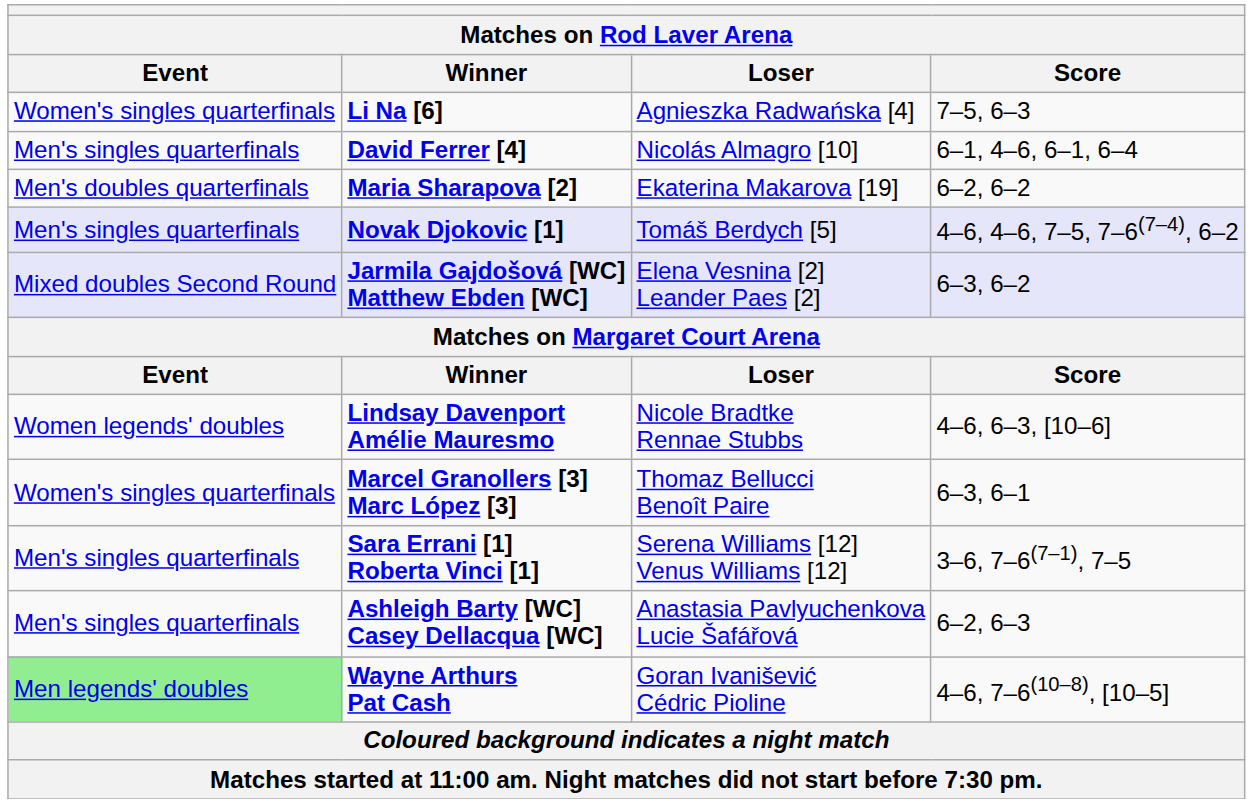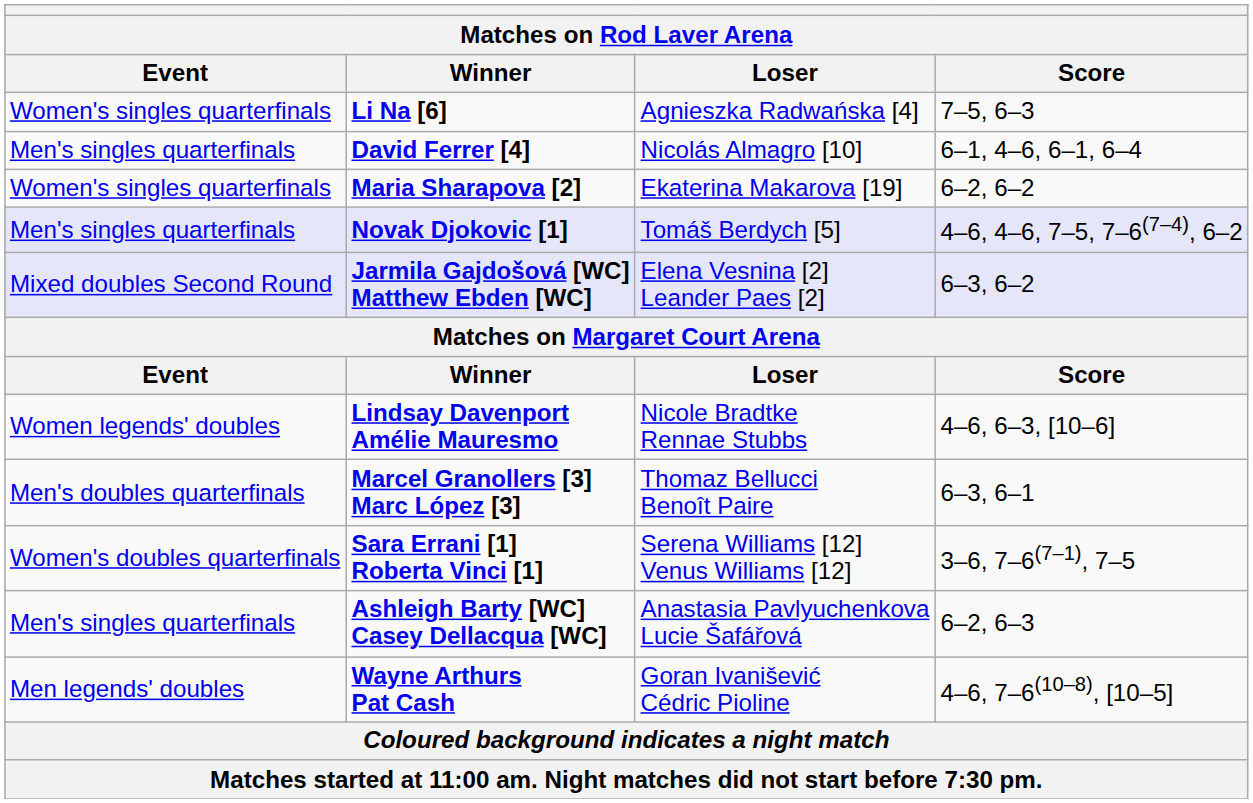(161, 188) Men's doubles quarterfinals -> (170, 188) Women's singles quarterfinals
(174, 492) Women's singles quarterfinals -> (157, 492) Men's doubles quarterfinals
(157, 557) Men's singles quarterfinals -> (175, 557) Women's doubles quarterfinals
(131, 688) lightgreen background -> (127, 688) no background
